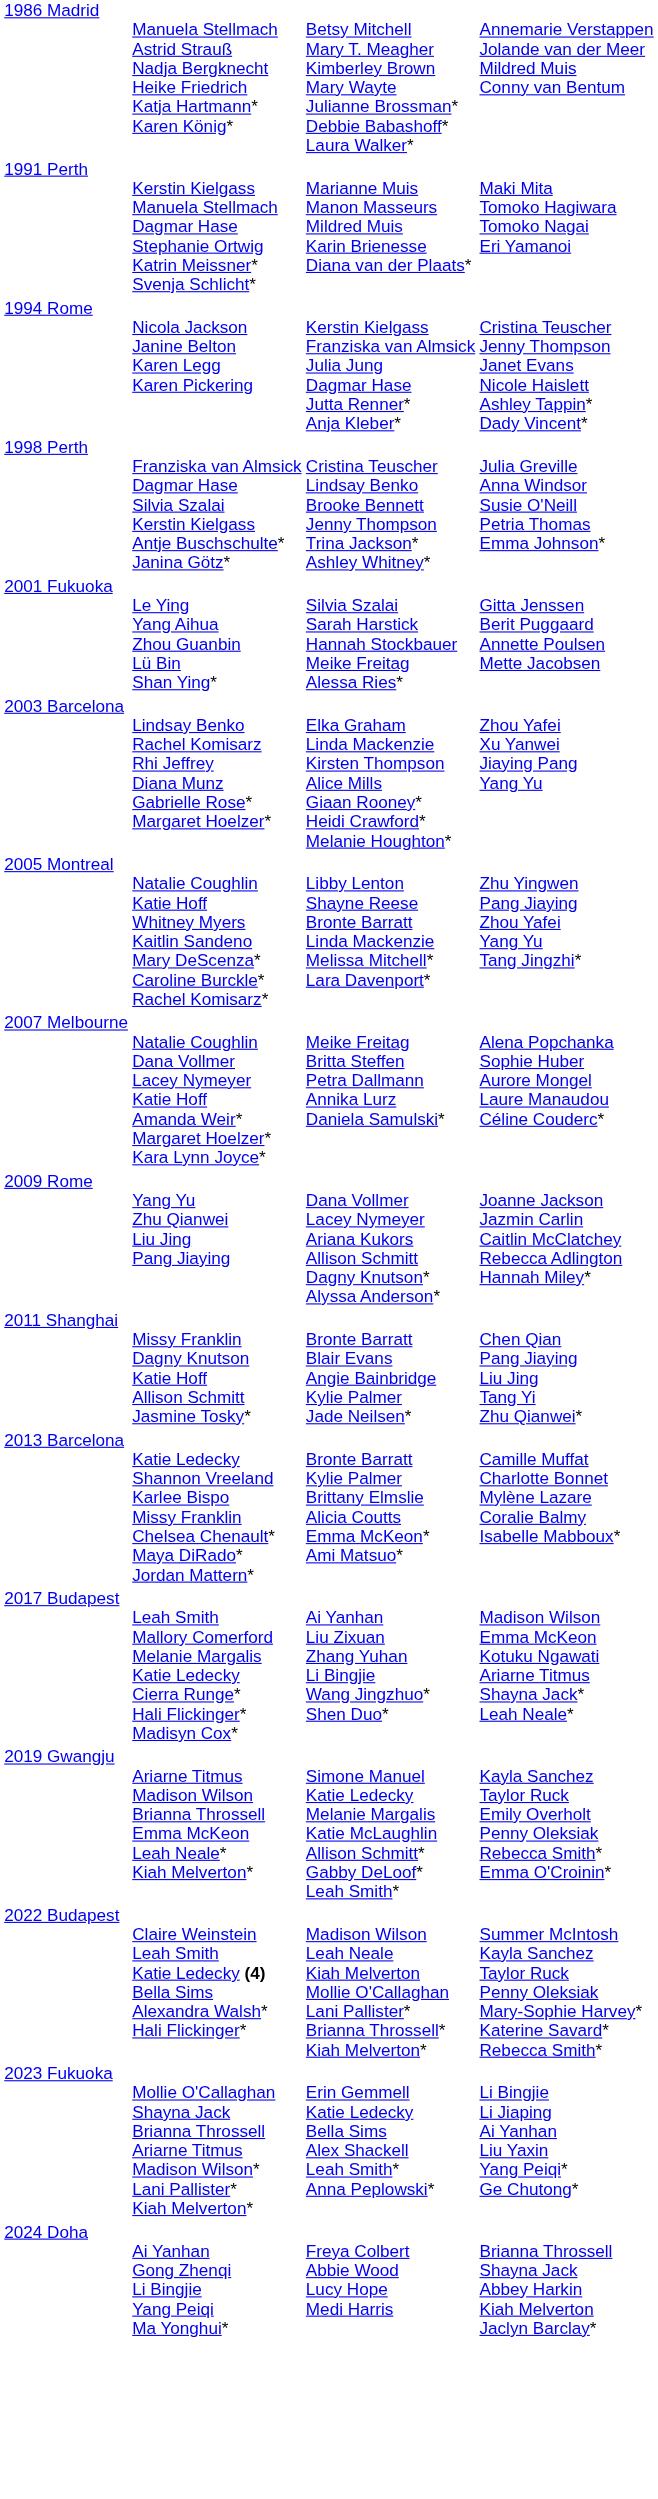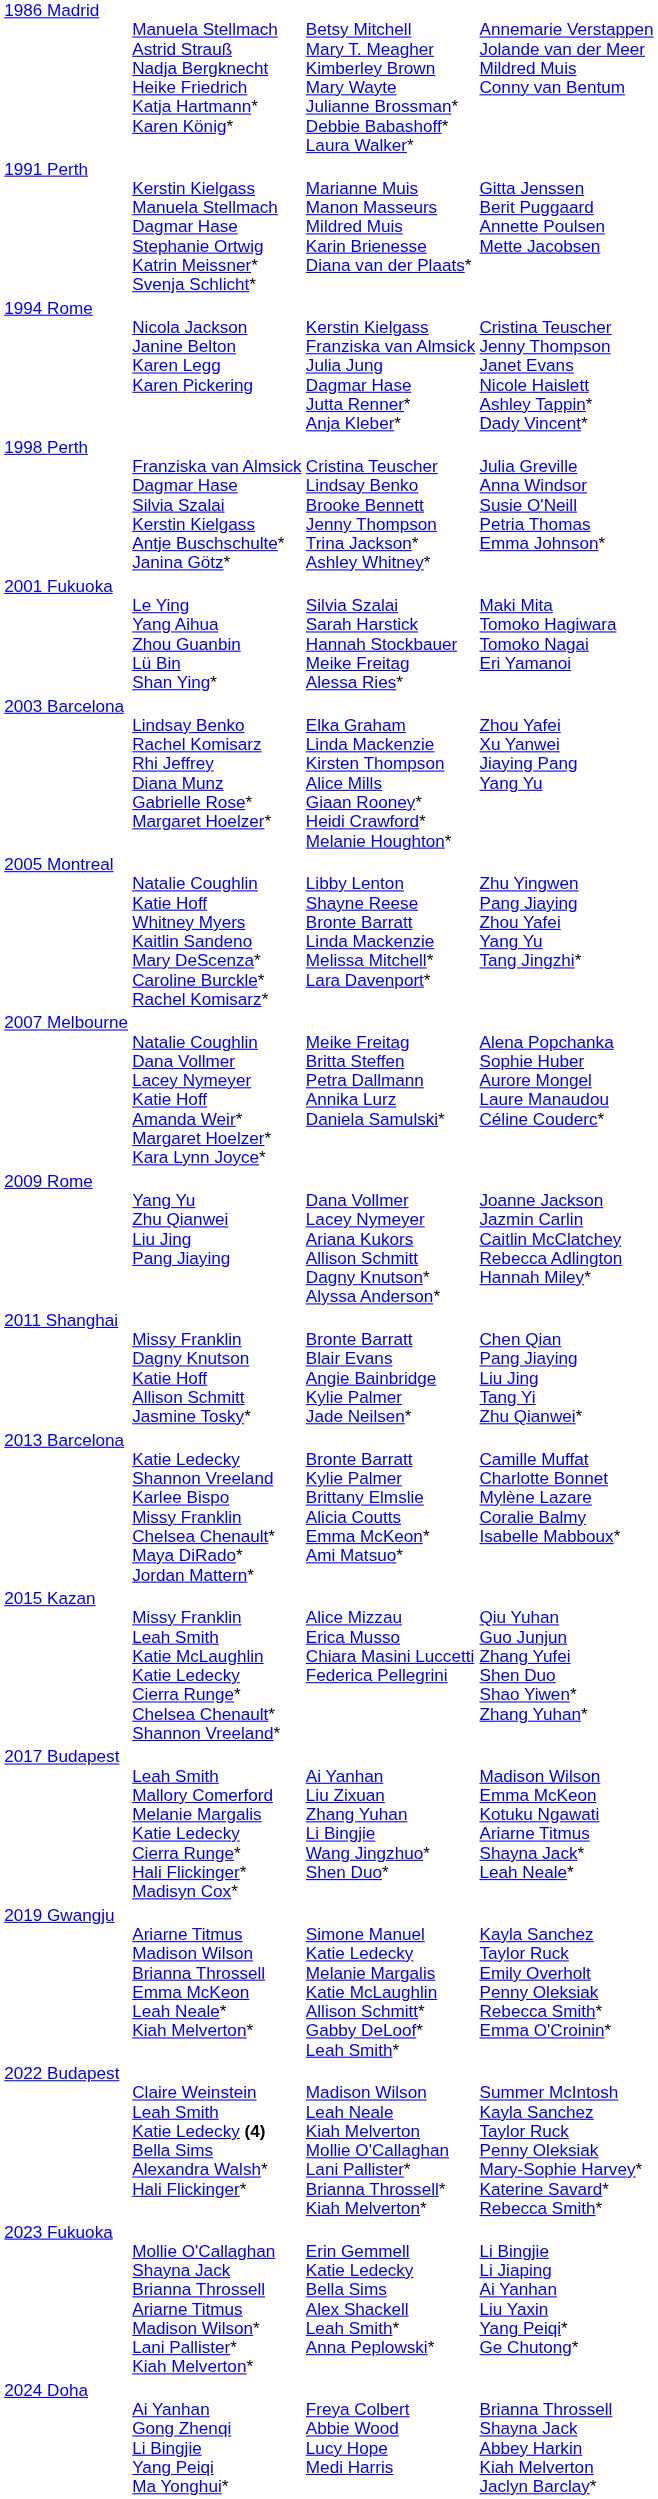(548, 217) Maki Mita Tomoko Hagiwara Tomoko Nagai Eri Yamanoi -> (542, 217) Gitta Jenssen Berit Puggaard Annette Poulsen Mette Jacobsen
(542, 634) Gitta Jenssen Berit Puggaard Annette Poulsen Mette Jacobsen -> (548, 634) Maki Mita Tomoko Hagiwara Tomoko Nagai Eri Yamanoi
+ row: (50, 1598)
